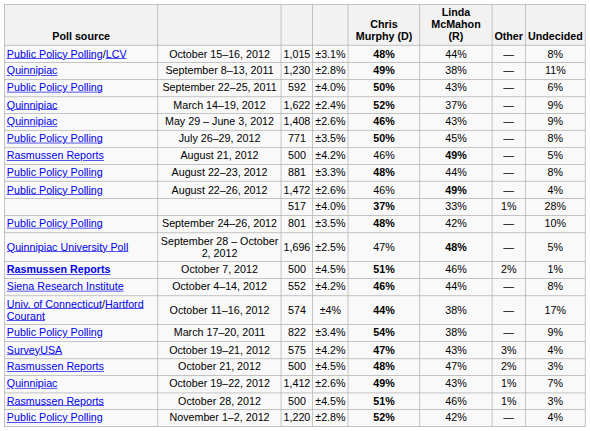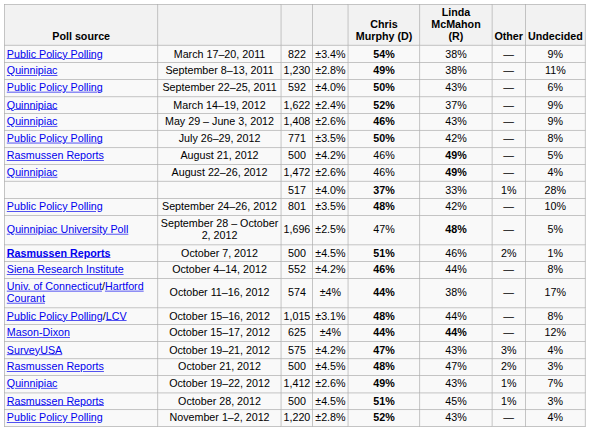rows swapped: (220, 333) <-> (220, 54)
(456, 139) 45% -> (456, 139) 42%
- row: (220, 173)
(55, 190) Public Policy Polling -> (32, 173) Quinnipiac
+ row: (220, 333)
(456, 401) 46% -> (456, 401) 45%
(456, 418) 42% -> (456, 418) 43%
